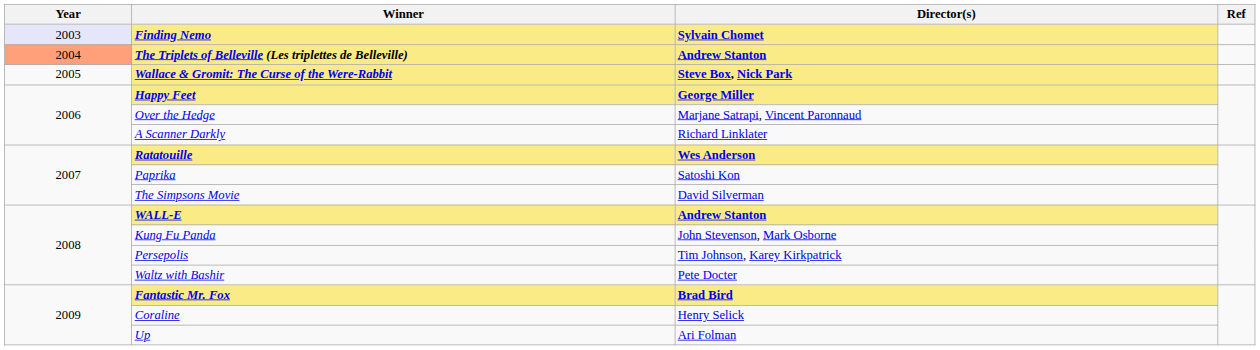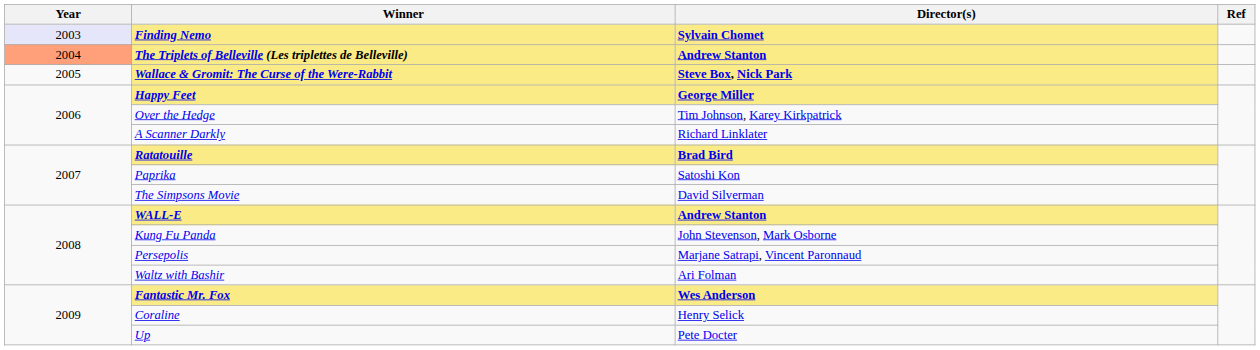(770, 114) Marjane Satrapi, Vincent Paronnaud -> (760, 114) Tim Johnson, Karey Kirkpatrick
(717, 154) Wes Anderson -> (705, 154) Brad Bird
(760, 255) Tim Johnson, Karey Kirkpatrick -> (770, 255) Marjane Satrapi, Vincent Paronnaud
(707, 275) Pete Docter -> (707, 275) Ari Folman
(705, 295) Brad Bird -> (717, 295) Wes Anderson
(707, 335) Ari Folman -> (707, 335) Pete Docter
